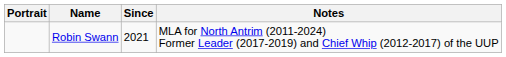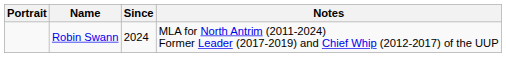(136, 37) 2021 -> (136, 37) 2024
